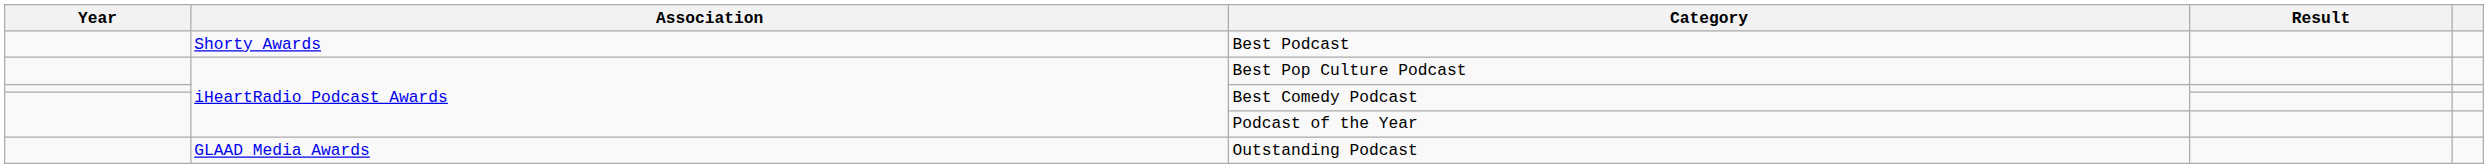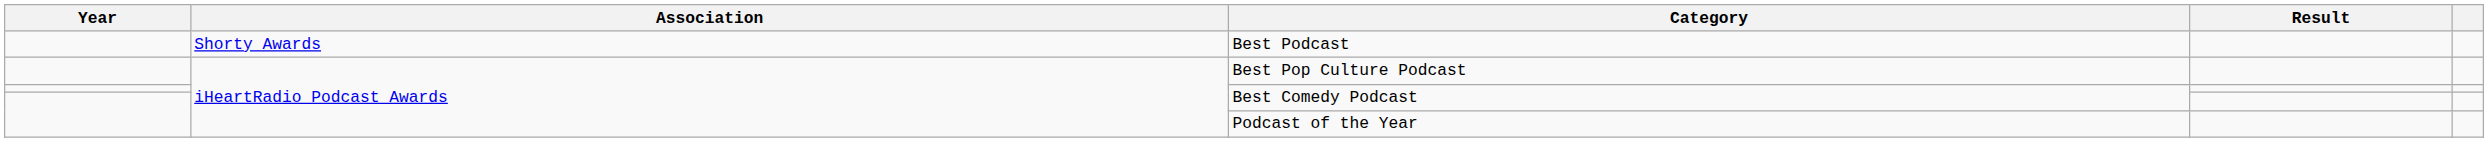- row: (282, 150)
